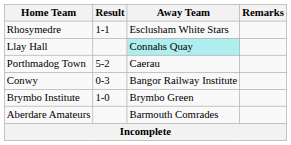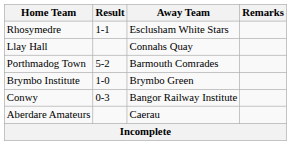(161, 47) paleturquoise background -> (161, 47) no background
(145, 64) Caerau -> (174, 64) Barmouth Comrades
rows swapped: (22, 81) <-> (43, 98)
(174, 115) Barmouth Comrades -> (145, 115) Caerau
